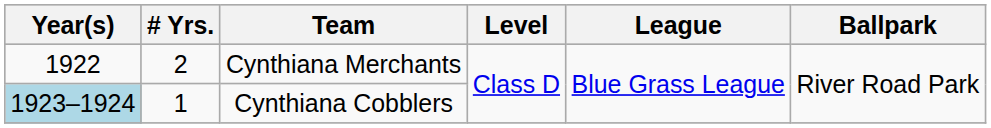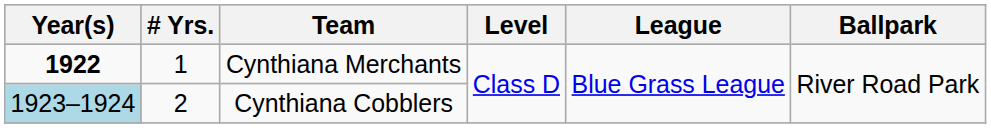(73, 64) normal -> (73, 64) bold
(181, 64) 2 -> (181, 64) 1
(181, 104) 1 -> (181, 104) 2
